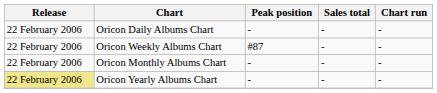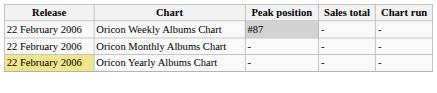- row: (155, 29)
(255, 46) no background -> (255, 29) lightgrey background
